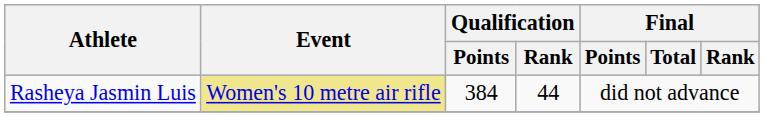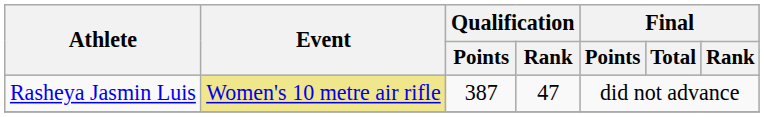(481, 93) 384 -> (481, 93) 387
(548, 93) 44 -> (548, 93) 47
